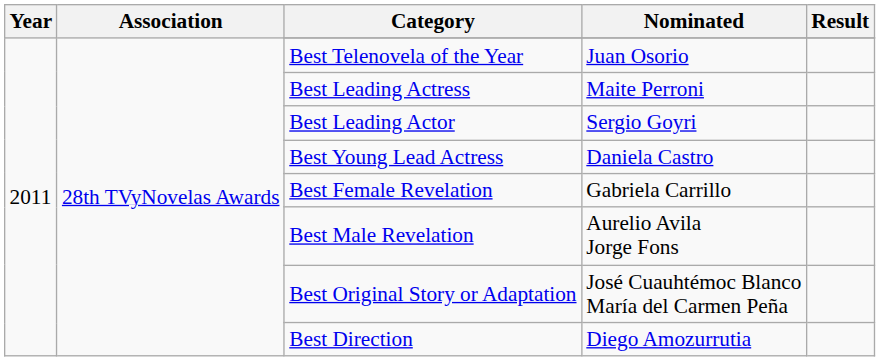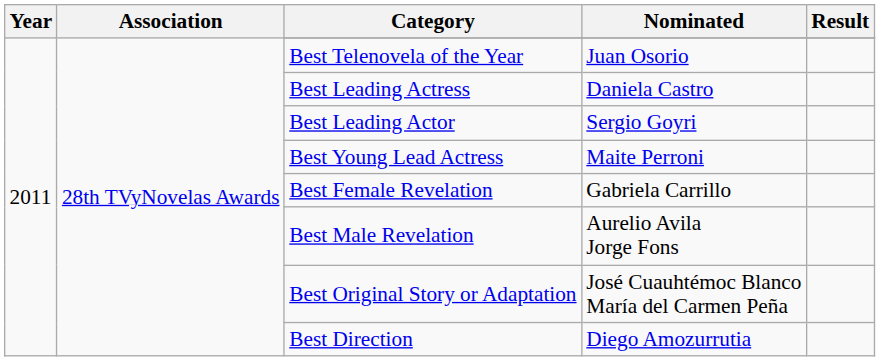(645, 88) Maite Perroni -> (650, 88) Daniela Castro
(650, 156) Daniela Castro -> (645, 156) Maite Perroni
